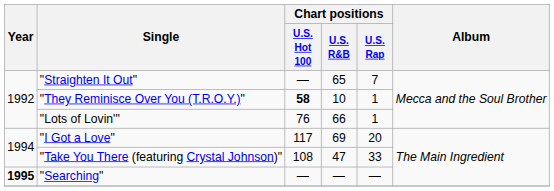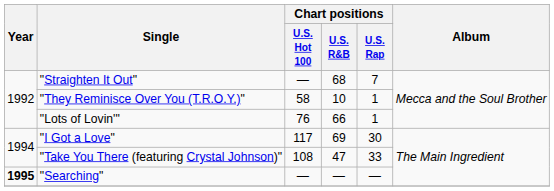(339, 80) 65 -> (339, 80) 68
(303, 99) bold -> (303, 99) normal
(375, 137) 20 -> (375, 137) 30
